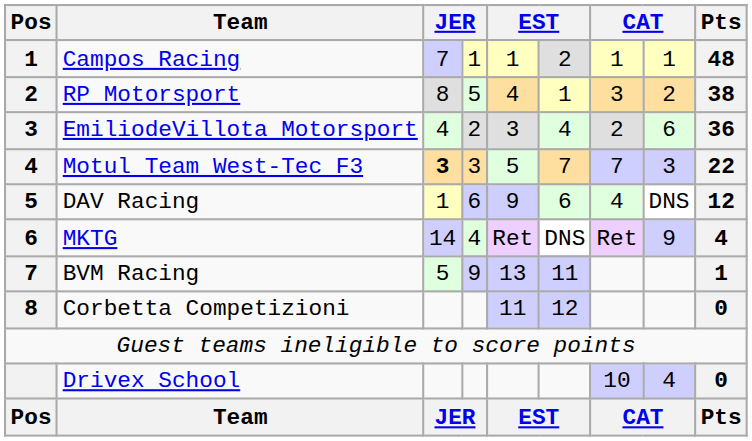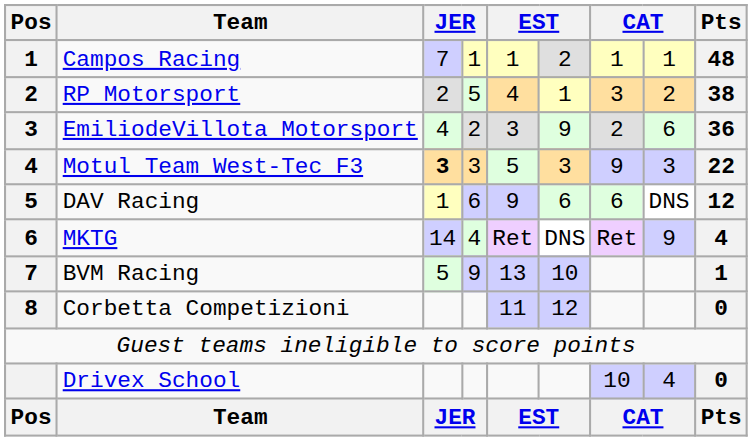(443, 95) 8 -> (443, 95) 2
(565, 131) 4 -> (565, 131) 9
(565, 166) 7 -> (565, 166) 3
(617, 166) 7 -> (617, 166) 9
(617, 202) 4 -> (617, 202) 6
(565, 274) 11 -> (565, 274) 10
